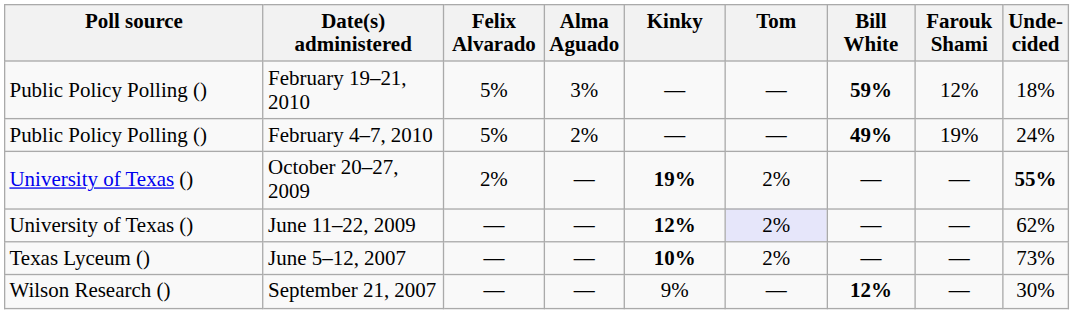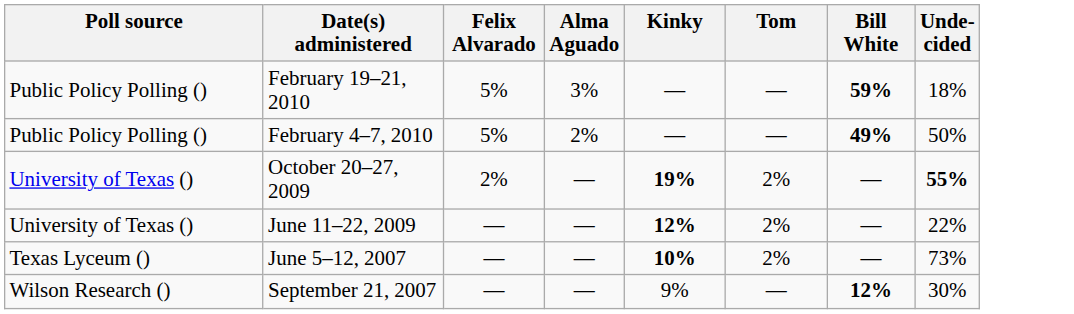- column: (959, 32)
(1036, 134) 24% -> (947, 134) 50%
(776, 224) lavender background -> (776, 224) no background
(1036, 224) 62% -> (947, 224) 22%
